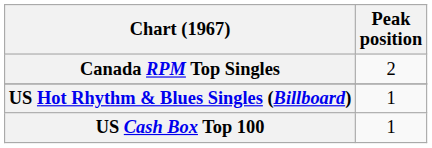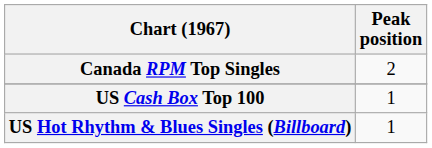rows swapped: (180, 98) <-> (180, 127)
